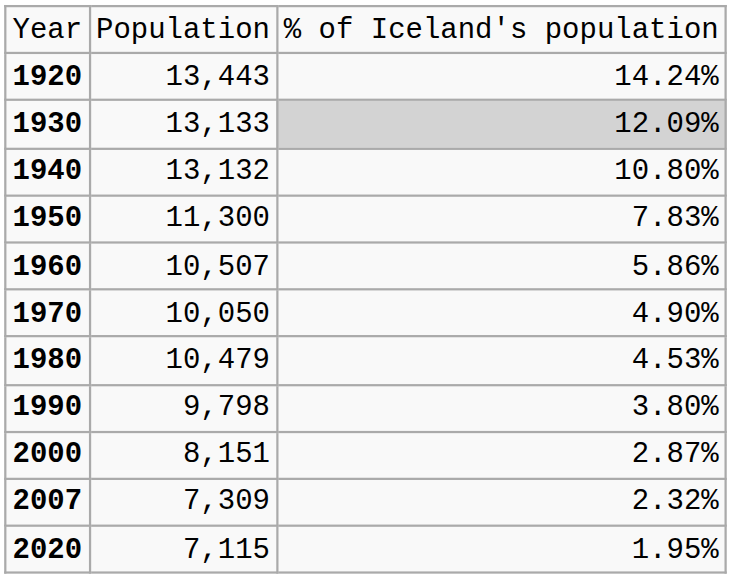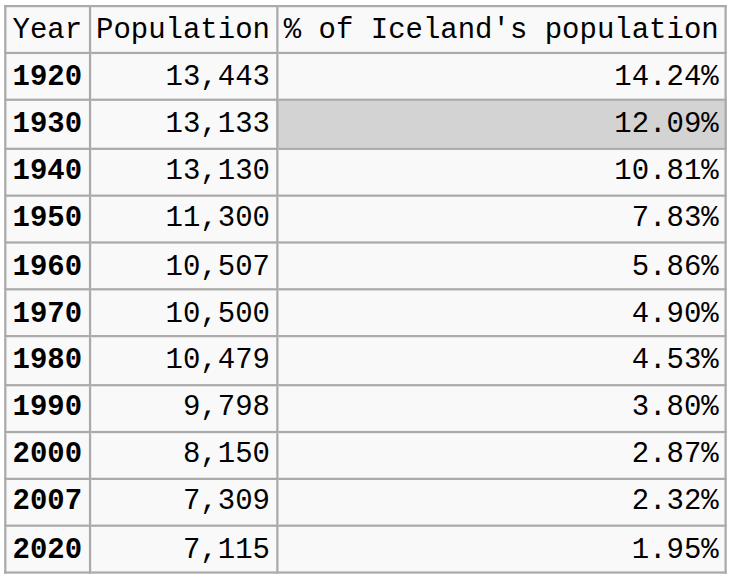(218, 171) 13,132 -> (218, 171) 13,130
(667, 171) 10.80% -> (667, 171) 10.81%
(218, 313) 10,050 -> (218, 313) 10,500
(226, 455) 8,151 -> (226, 455) 8,150
